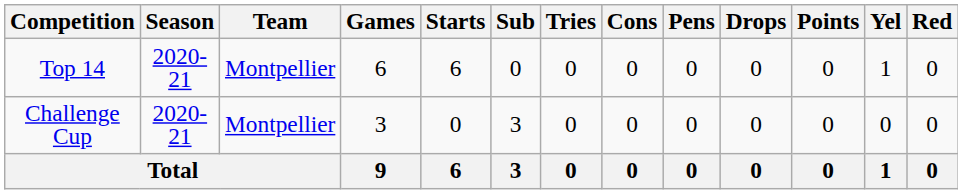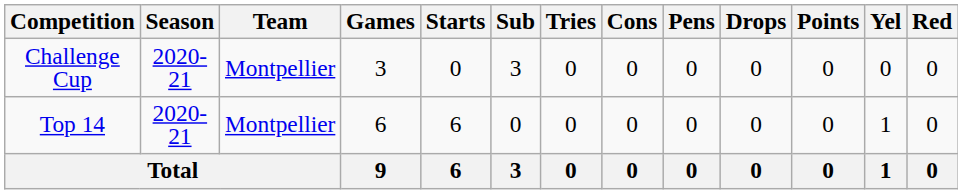rows swapped: (72, 67) <-> (72, 124)
